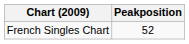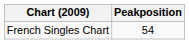(148, 30) 52 -> (148, 30) 54
